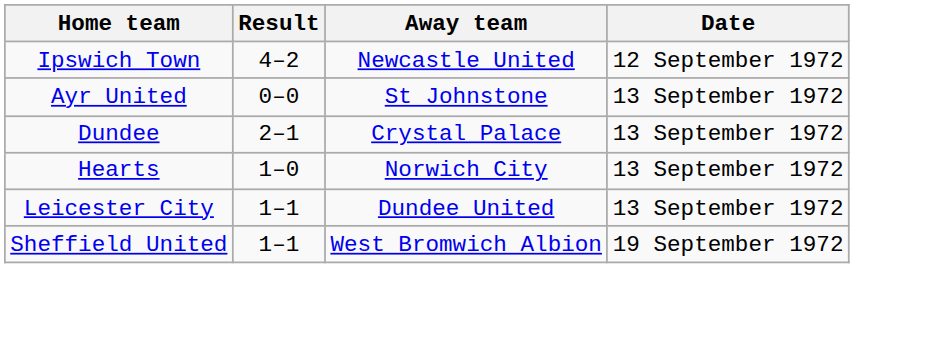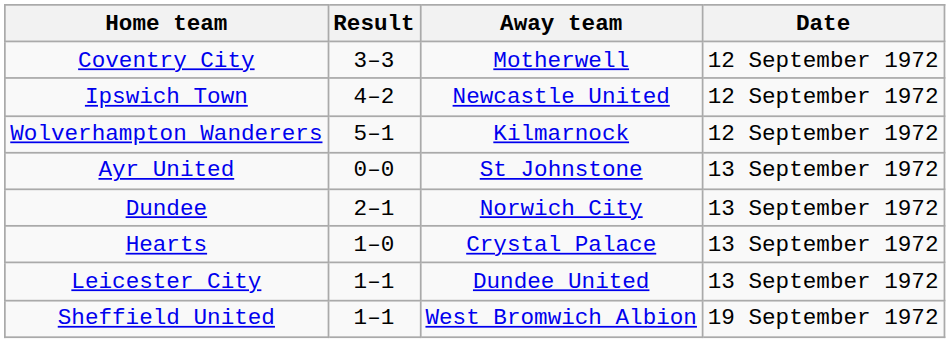+ row: (166, 60)
+ row: (166, 134)
(466, 134) Crystal Palace -> (561, 208) Norwich City
(466, 171) Norwich City -> (561, 245) Crystal Palace
